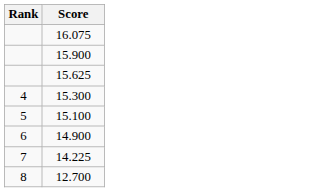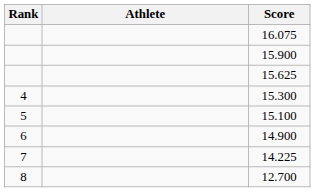+ column: (145, 14)
